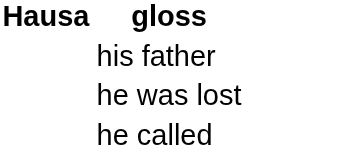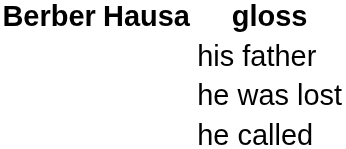+ column: (49, 16)
